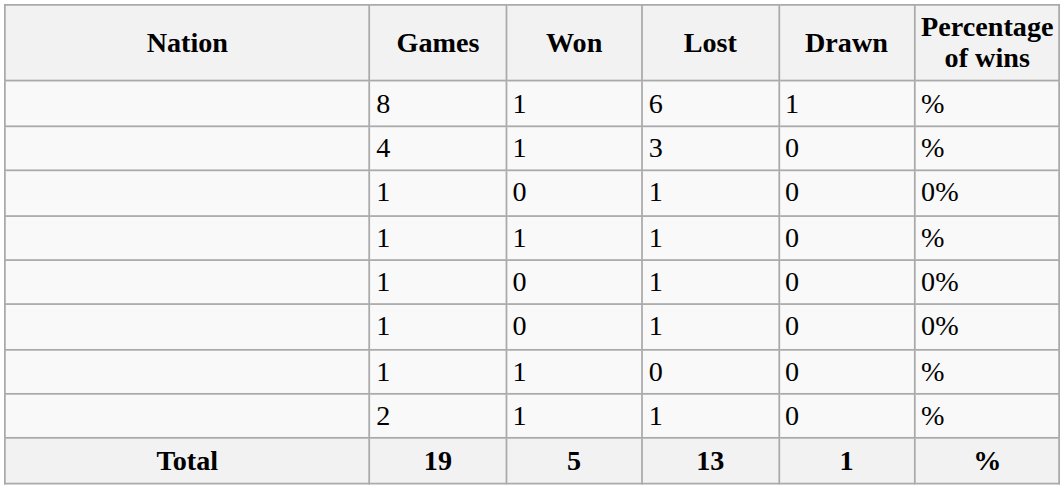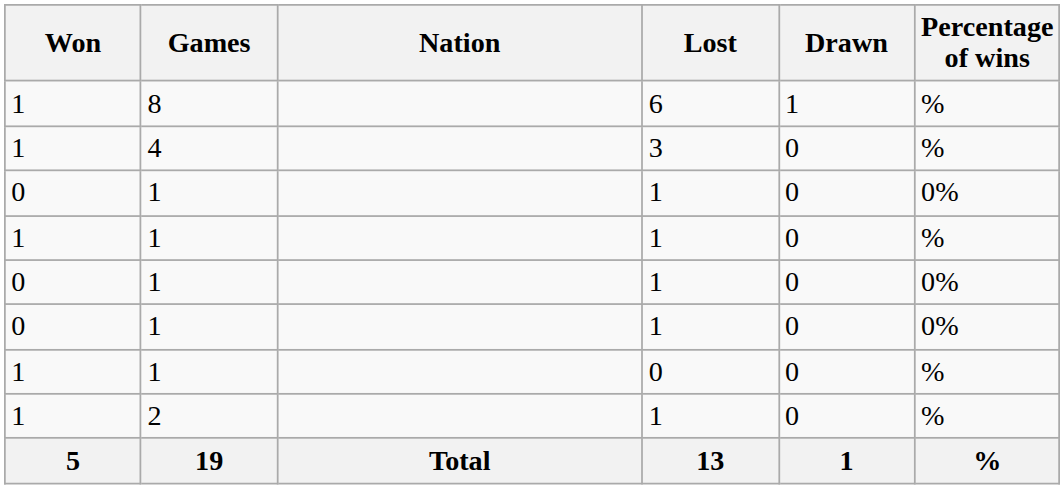columns swapped: (187, 42) <-> (574, 42)
